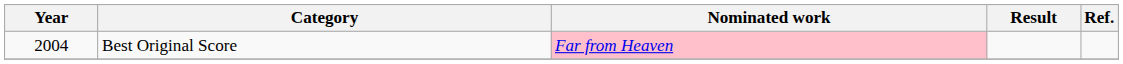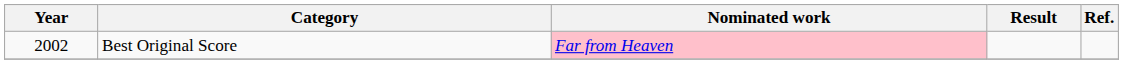(51, 45) 2004 -> (51, 45) 2002
